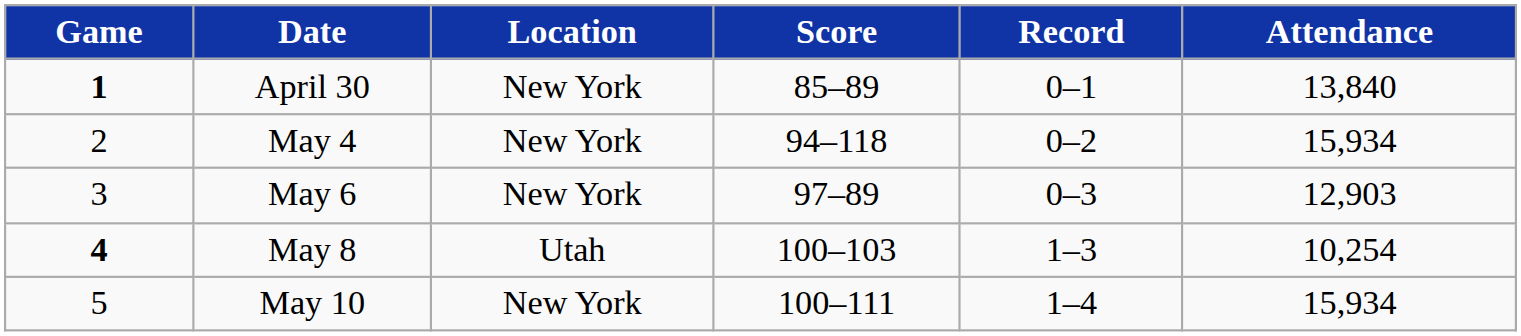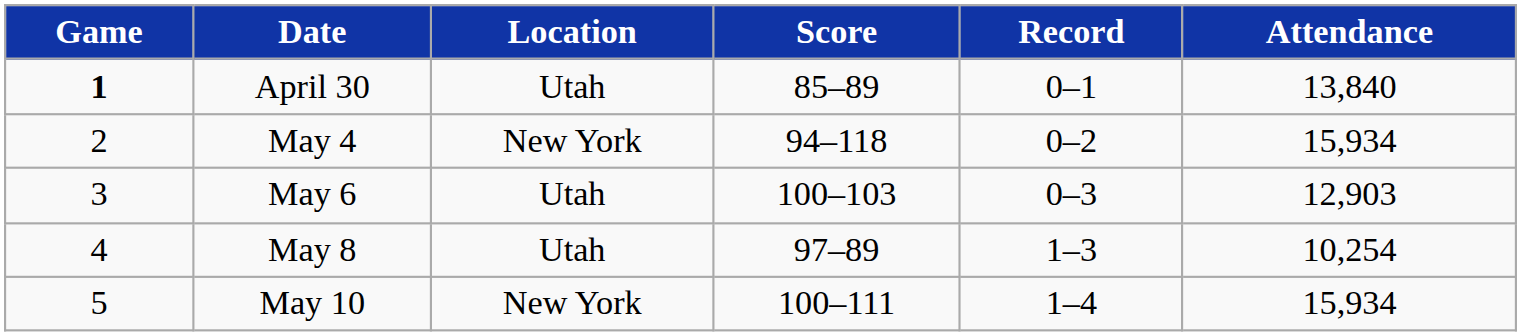(572, 85) New York -> (572, 85) Utah
(572, 194) New York -> (572, 194) Utah
(837, 194) 97–89 -> (837, 194) 100–103
(99, 248) bold -> (99, 248) normal
(837, 248) 100–103 -> (837, 248) 97–89
